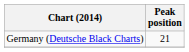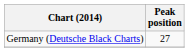(165, 39) 21 -> (165, 39) 27
